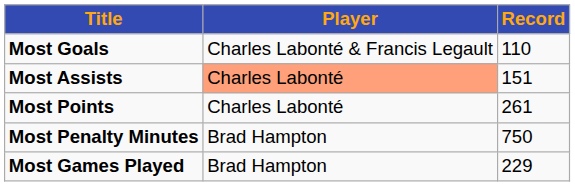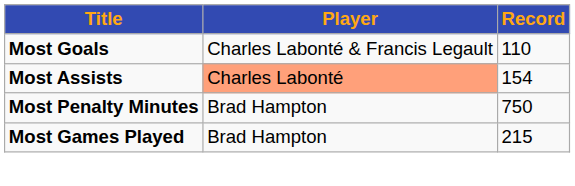(517, 78) 151 -> (517, 78) 154
- row: (61, 107)
(517, 166) 229 -> (517, 136) 215
